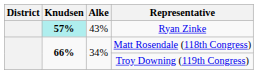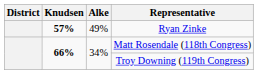(64, 28) paleturquoise background -> (64, 28) no background
(99, 28) 43% -> (99, 28) 49%
